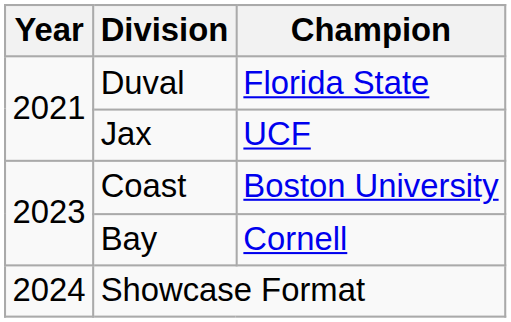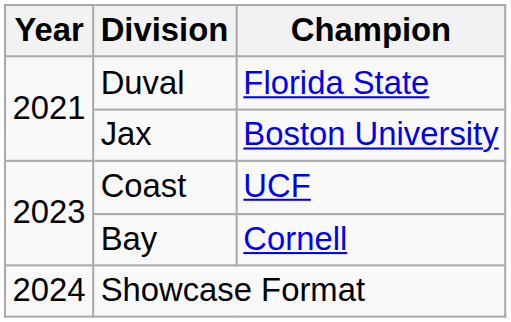(277, 134) UCF -> (371, 134) Boston University
(371, 186) Boston University -> (277, 186) UCF
